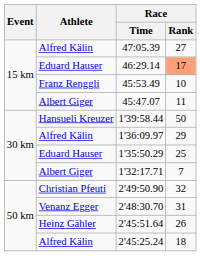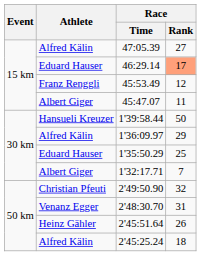(181, 83) 10 -> (181, 83) 12
